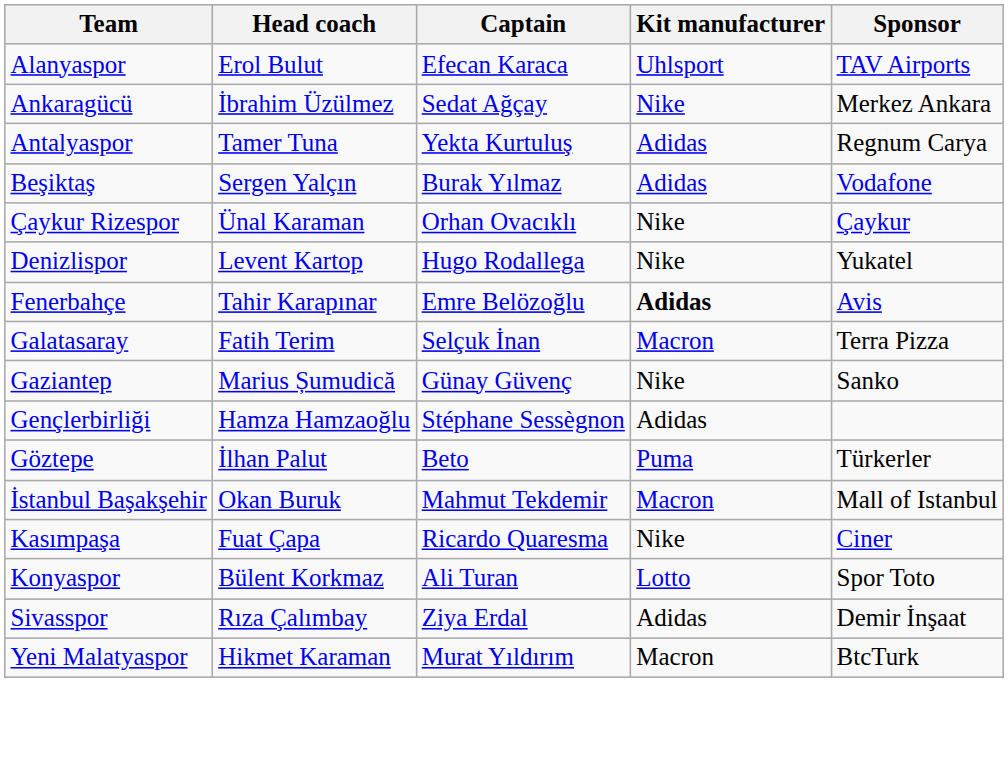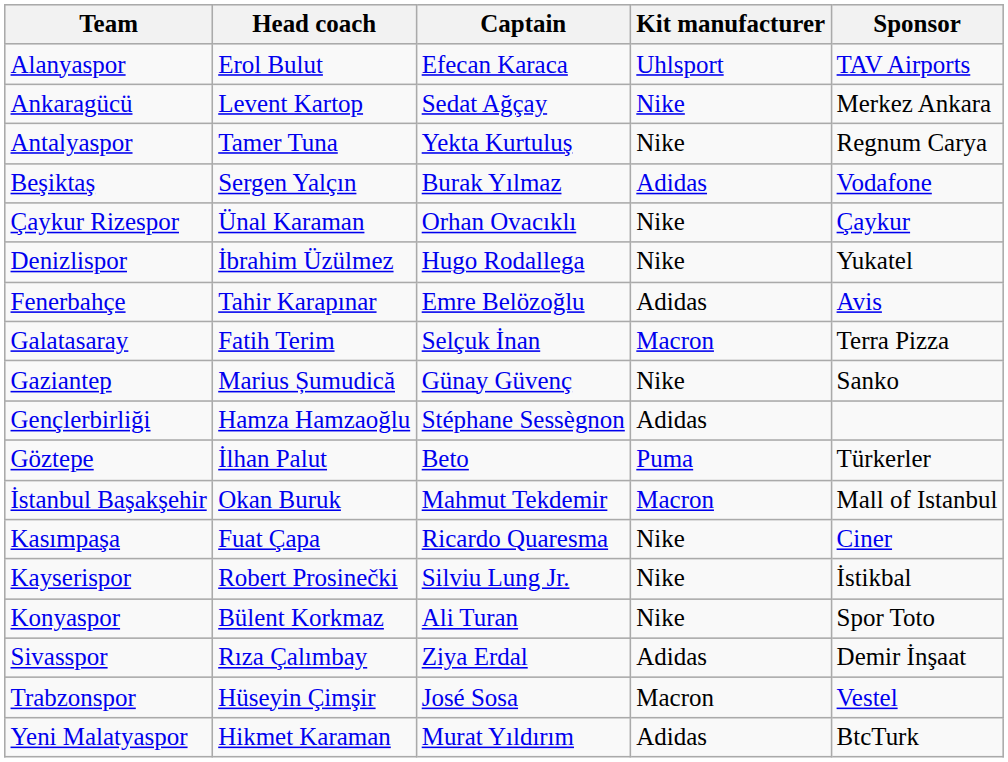(306, 103) İbrahim Üzülmez -> (291, 103) Levent Kartop
(672, 143) Adidas -> (661, 143) Nike
(291, 261) Levent Kartop -> (306, 261) İbrahim Üzülmez
(674, 301) bold -> (672, 301) normal
+ row: (71, 578)
(663, 578) Lotto -> (661, 618) Nike
+ row: (73, 697)
(675, 657) Macron -> (672, 736) Adidas
